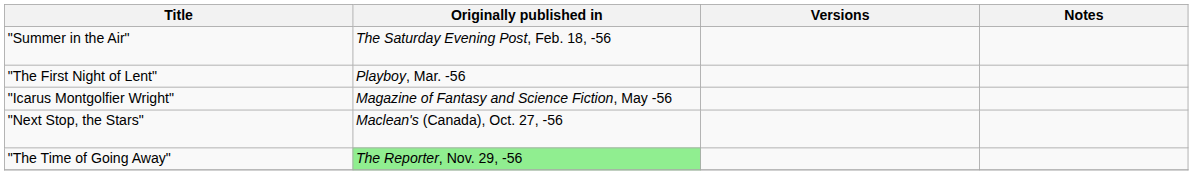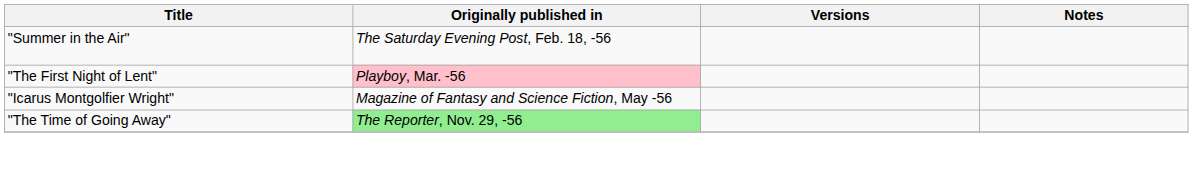(411, 76) no background -> (411, 76) pink background
- row: (76, 120)
